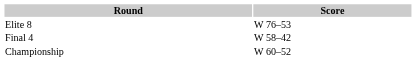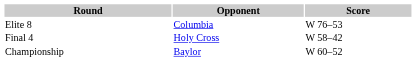+ column: (238, 10)
